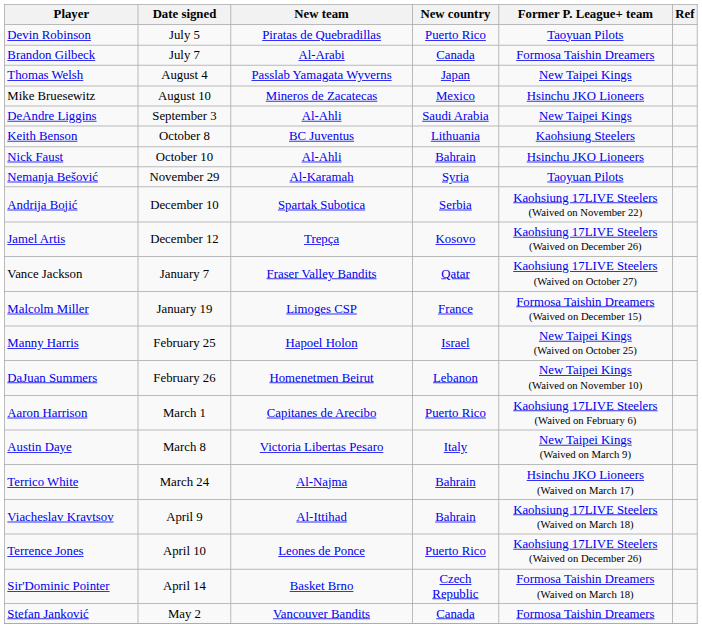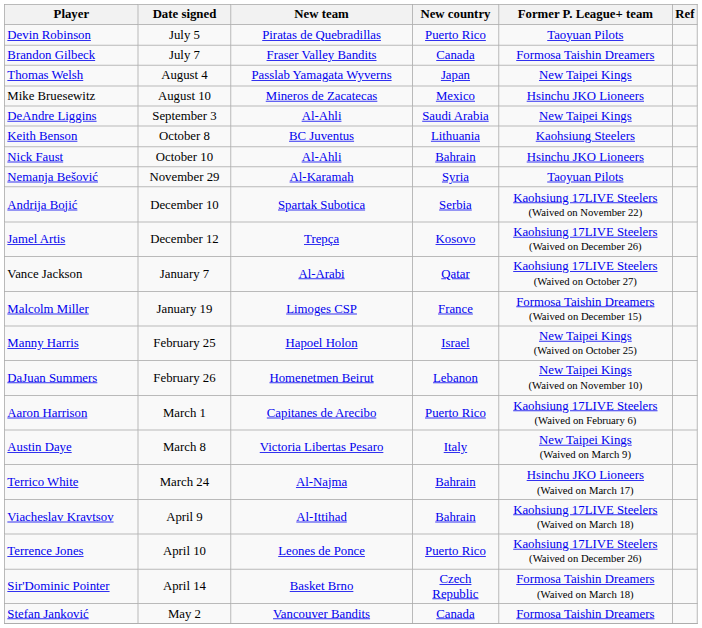(322, 55) Al-Arabi -> (322, 55) Fraser Valley Bandits
(322, 273) Fraser Valley Bandits -> (322, 273) Al-Arabi
